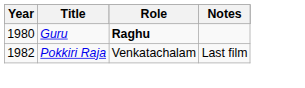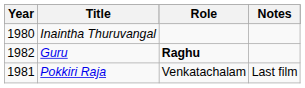+ row: (98, 33)
(21, 33) 1980 -> (21, 53) 1982
(21, 53) 1982 -> (21, 72) 1981
